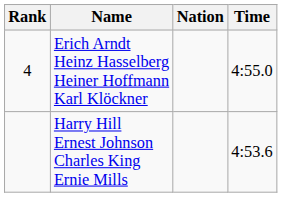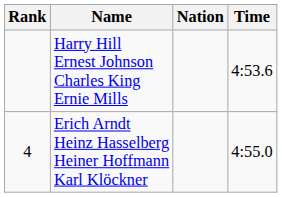rows swapped: (104, 151) <-> (112, 70)
